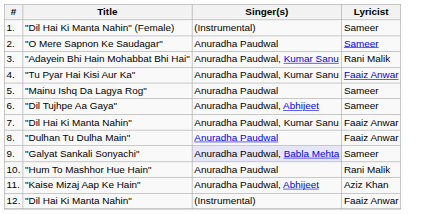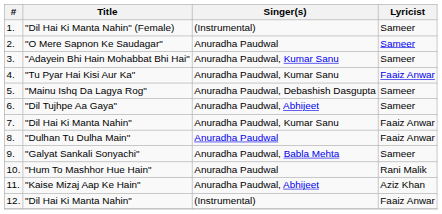(367, 59) Rani Malik -> (398, 59) Sameer
(236, 91) Anuradha Paudwal -> (285, 91) Anuradha Paudwal, Debashish Dasgupta
(267, 153) lavender background -> (267, 153) no background
